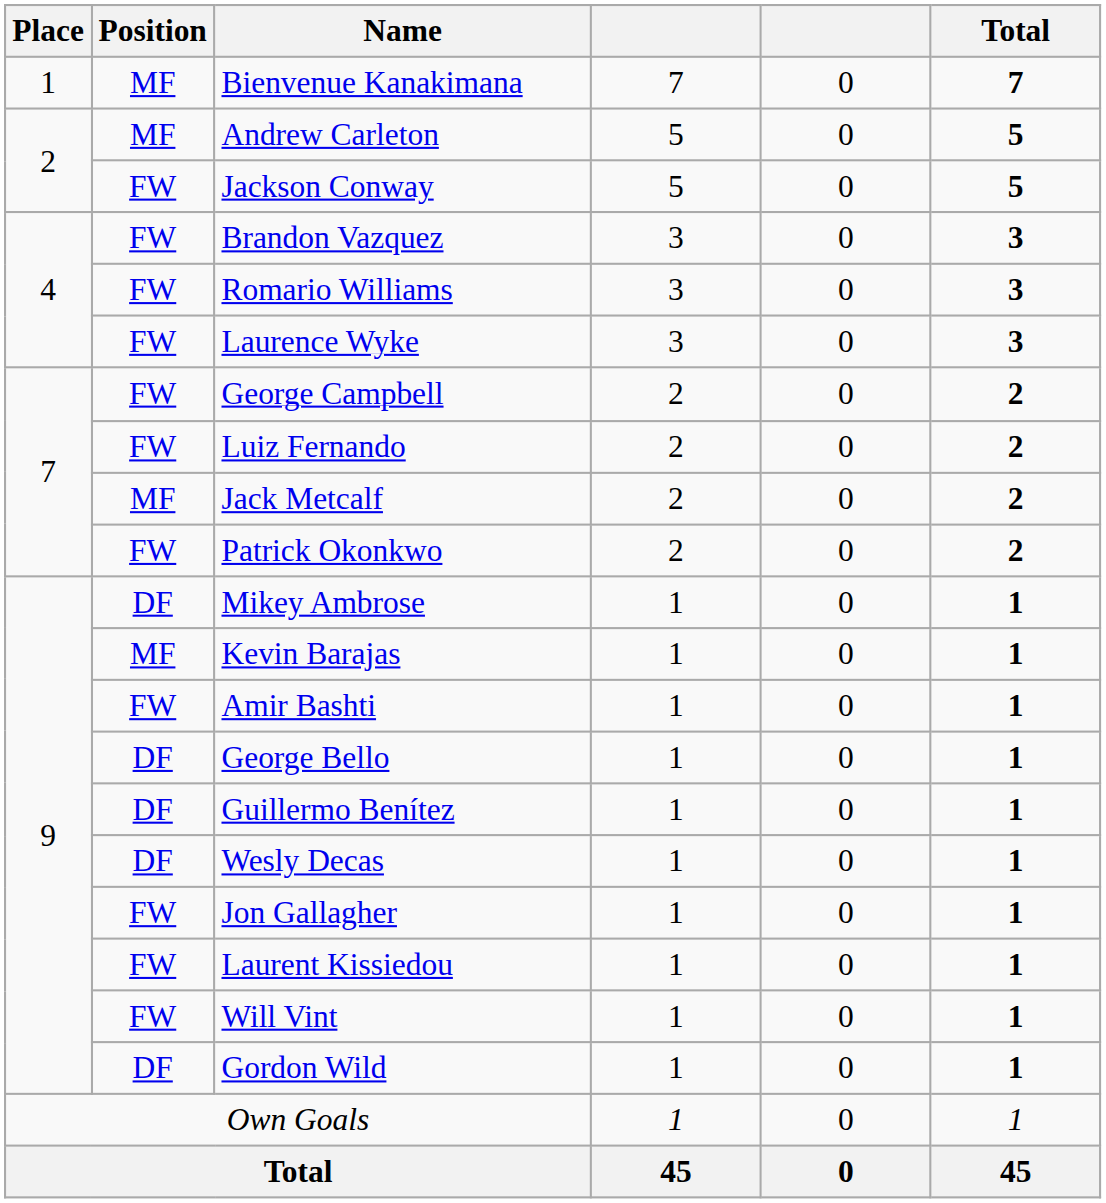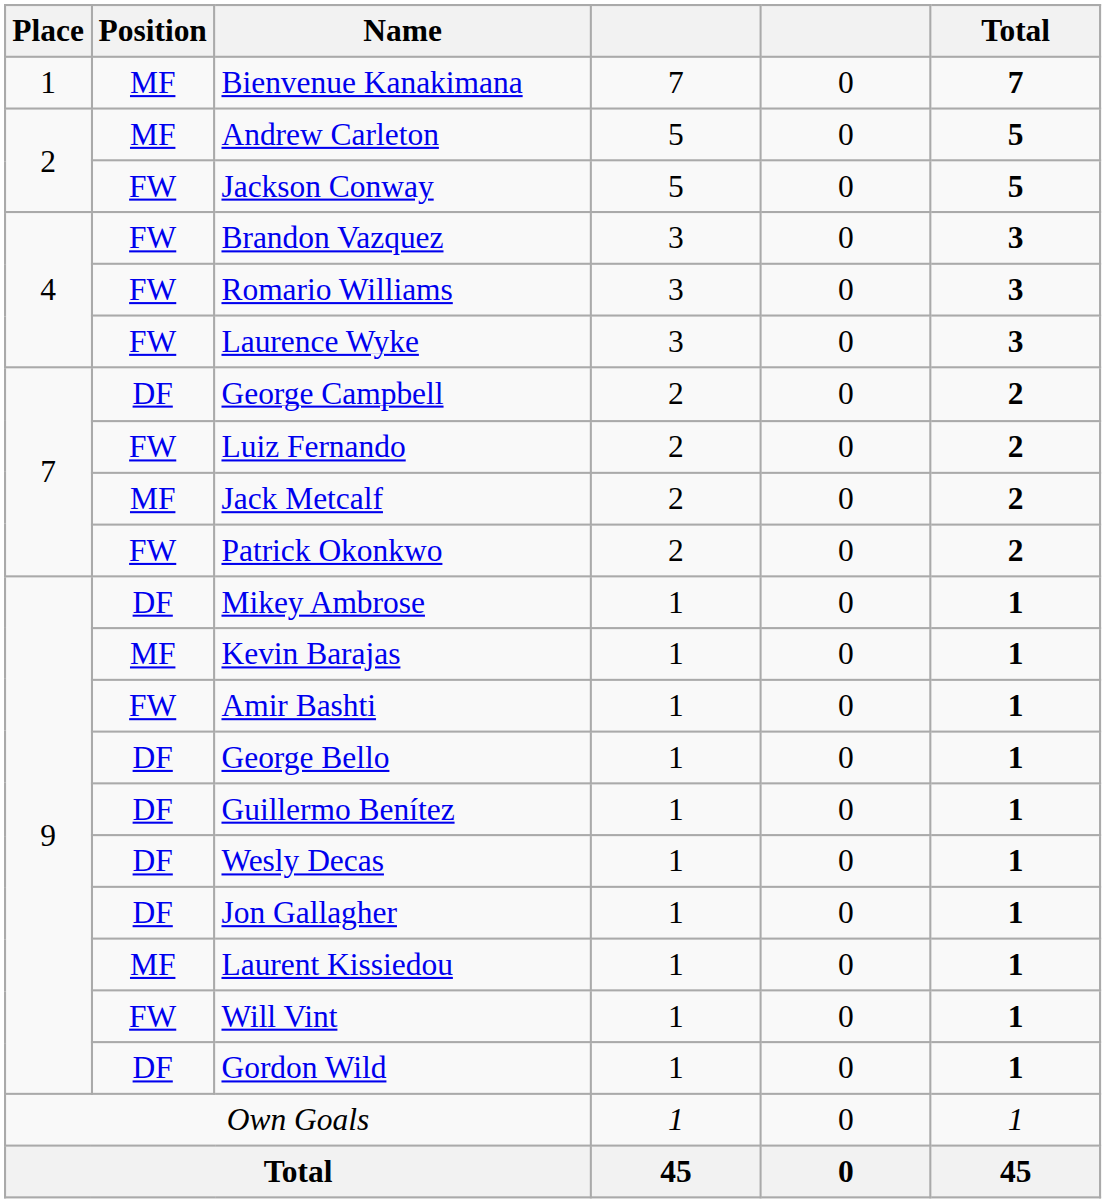(153, 393) FW -> (153, 393) DF
(153, 912) FW -> (153, 912) DF
(153, 964) FW -> (153, 964) MF
